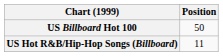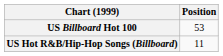(199, 28) 50 -> (199, 28) 53
